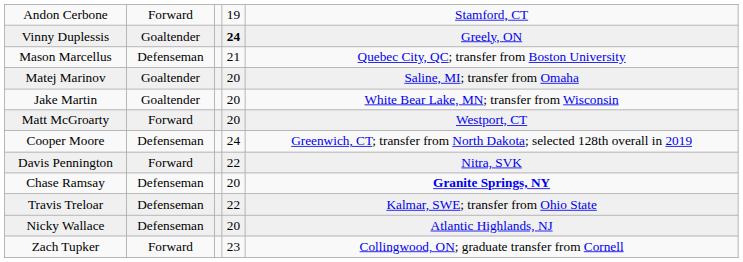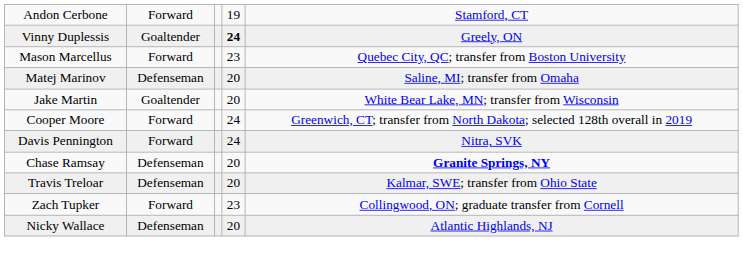(170, 57) Defenseman -> (170, 57) Forward
(233, 57) 21 -> (233, 57) 23
(170, 78) Goaltender -> (170, 78) Defenseman
- row: (65, 120)
(170, 141) Defenseman -> (170, 120) Forward
(233, 162) 22 -> (233, 141) 24
(233, 204) 22 -> (233, 183) 20
rows swapped: (66, 246) <-> (65, 225)
